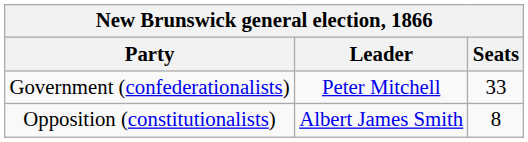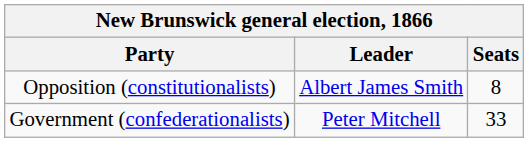rows swapped: (150, 86) <-> (150, 119)
